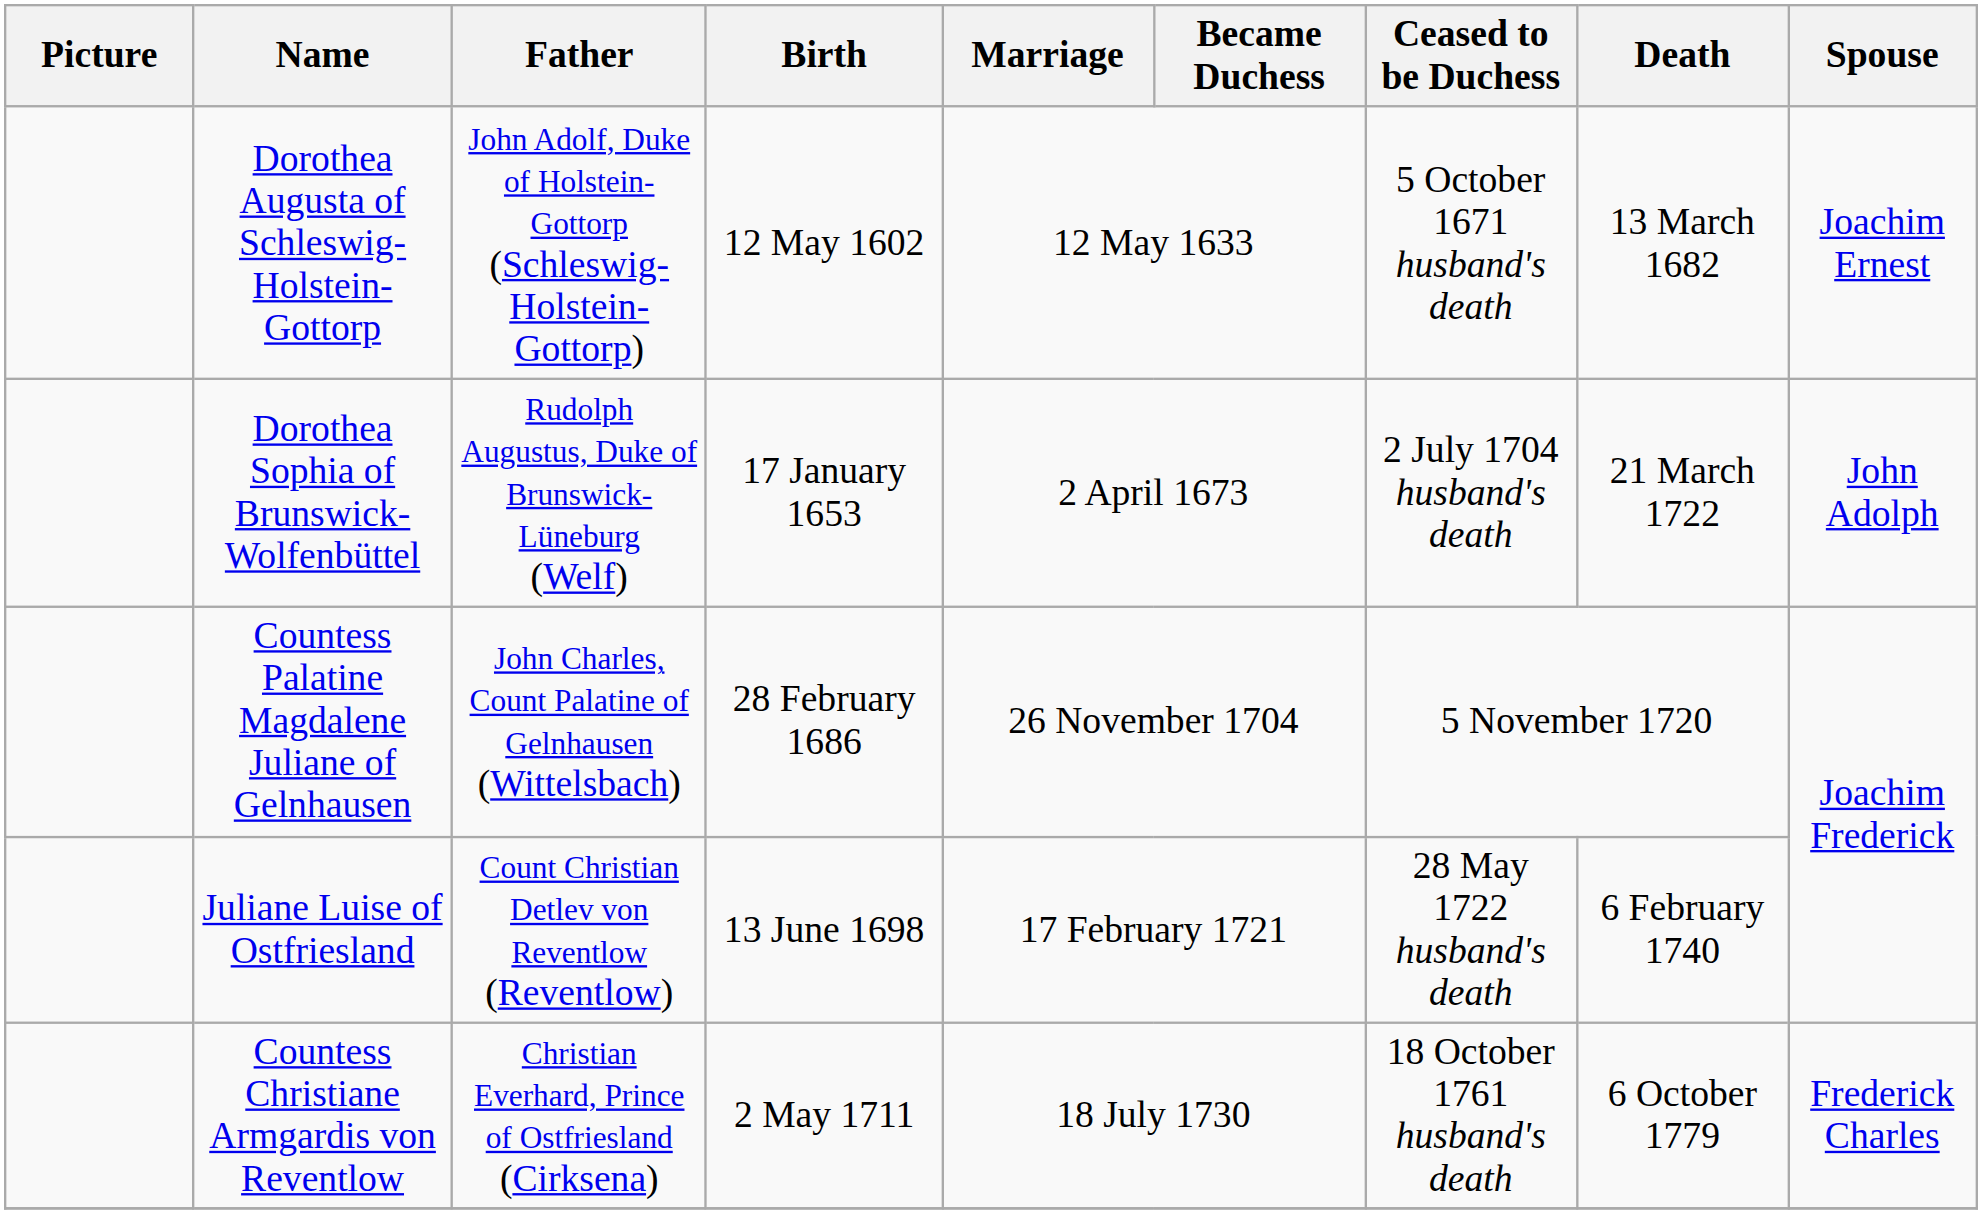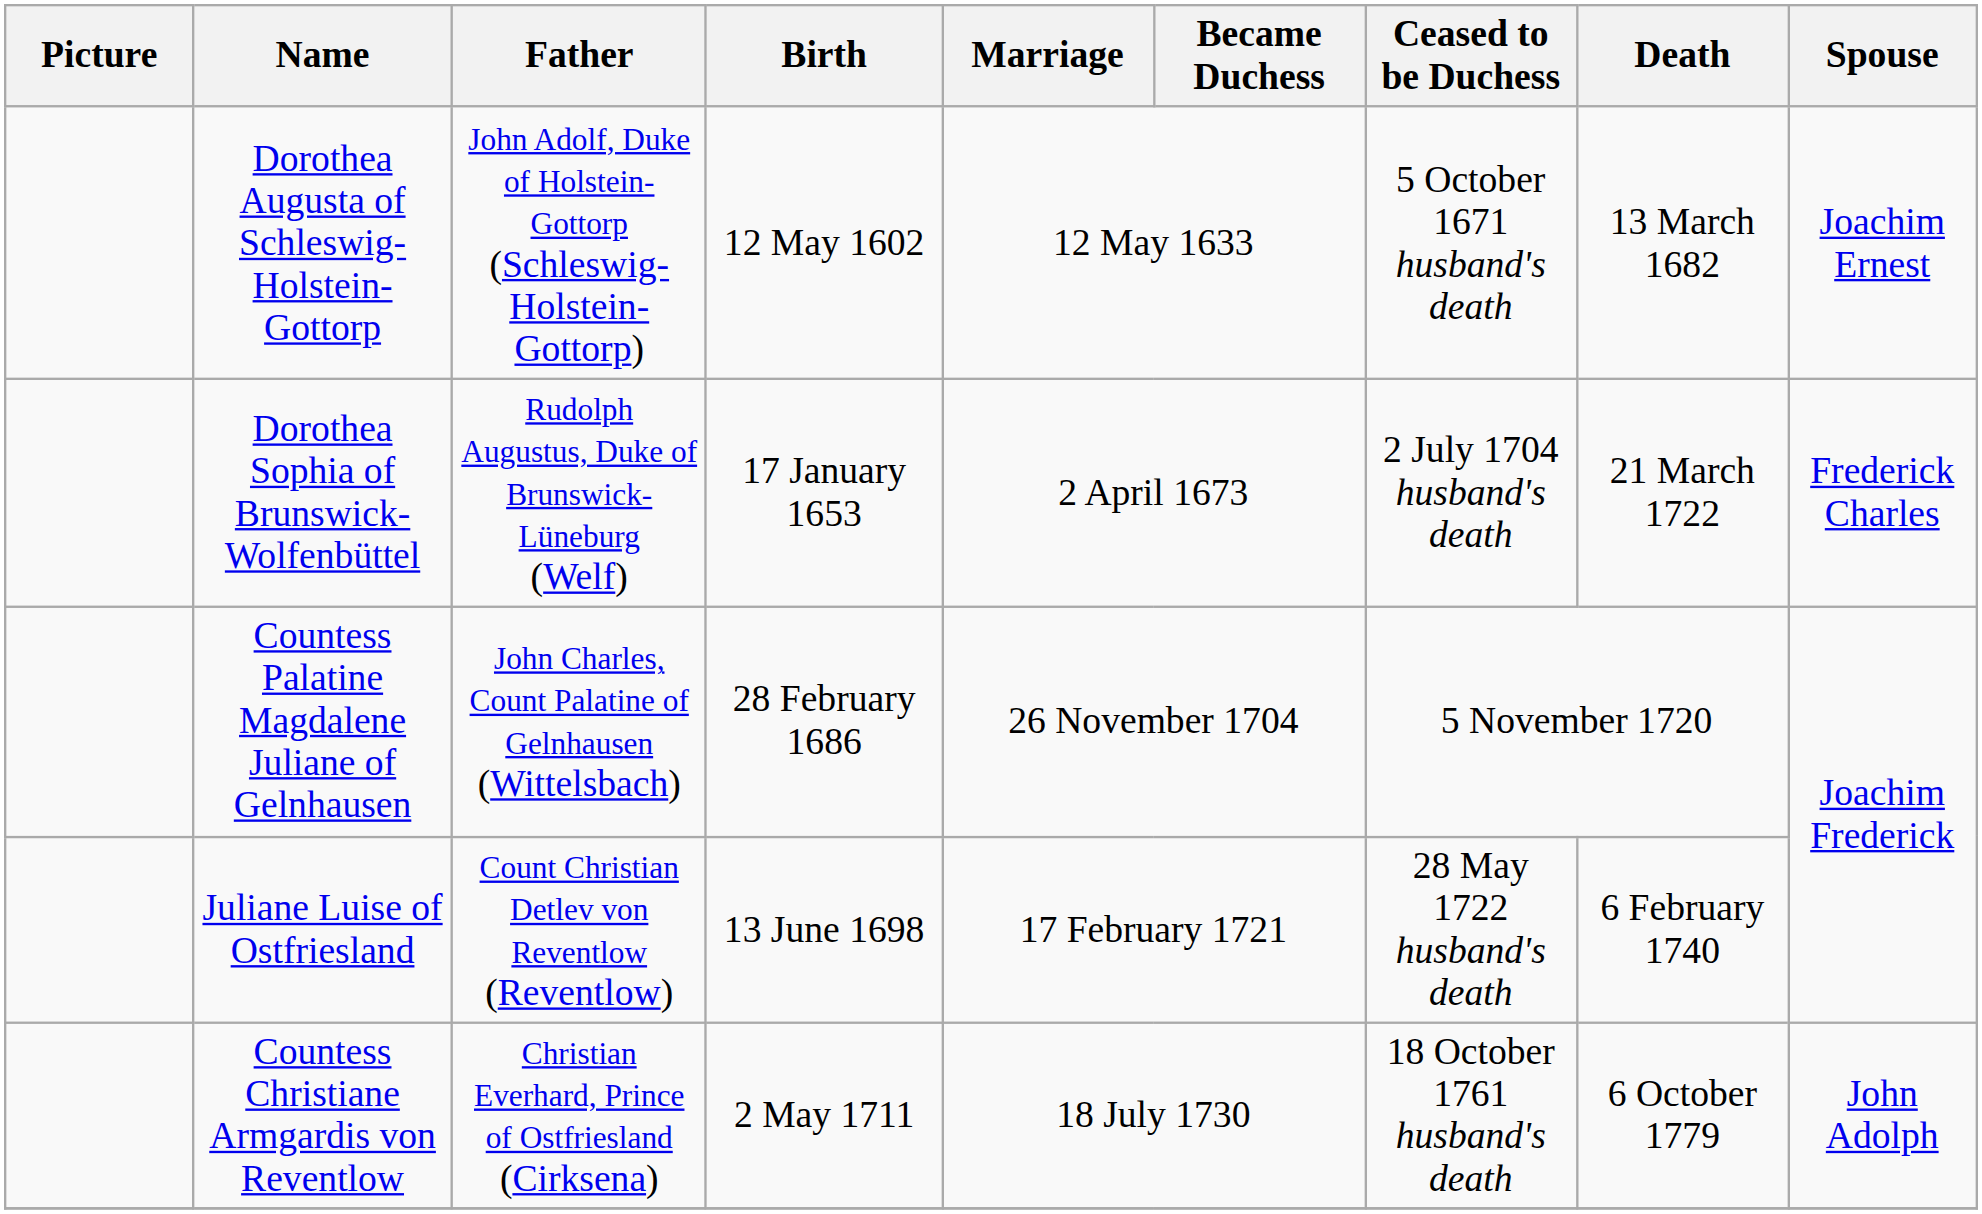(1882, 491) John Adolph -> (1882, 491) Frederick Charles
(1882, 1115) Frederick Charles -> (1882, 1115) John Adolph
